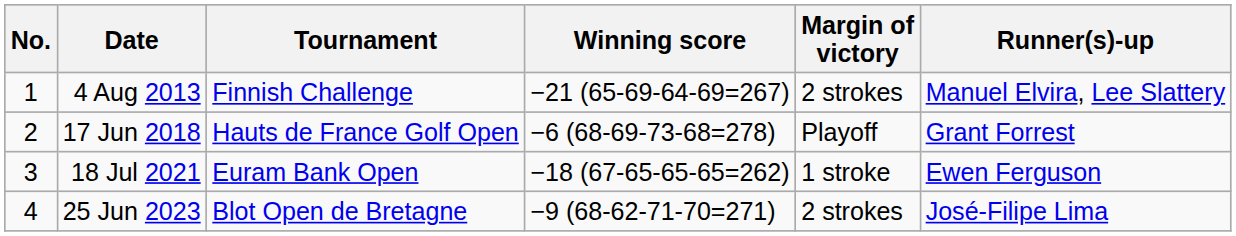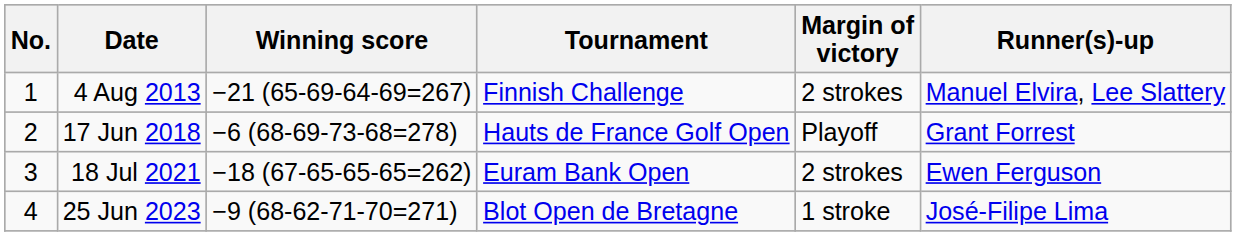columns swapped: (366, 39) <-> (660, 39)
(846, 172) 1 stroke -> (852, 172) 2 strokes
(852, 212) 2 strokes -> (846, 212) 1 stroke
